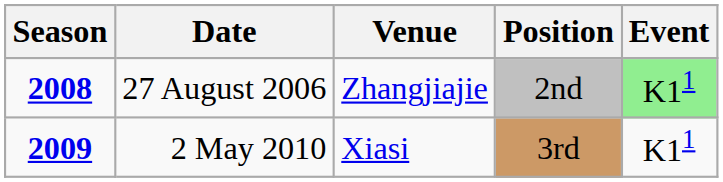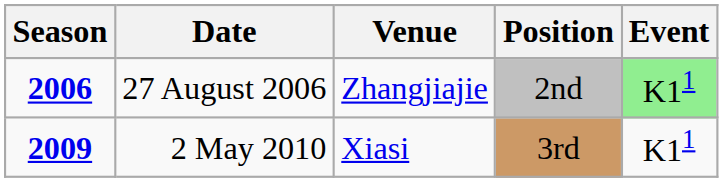(60, 87) 2008 -> (60, 87) 2006
